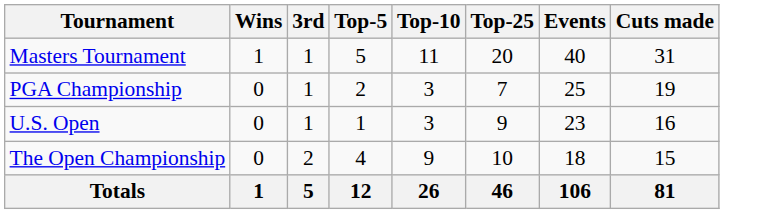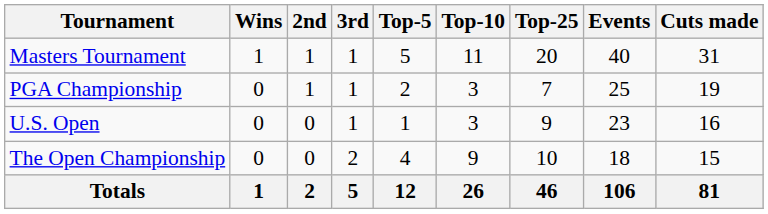+ column: (310, 21)
